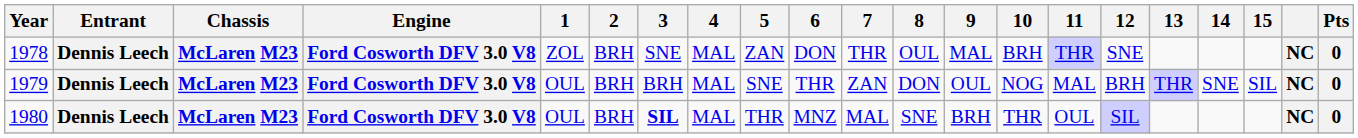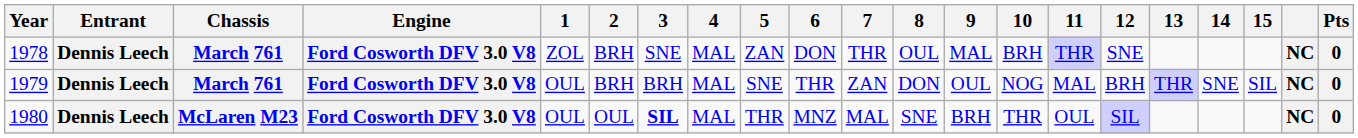(238, 52) McLaren M23 -> (238, 52) March 761
(238, 85) McLaren M23 -> (238, 85) March 761
(614, 117) BRH -> (614, 117) OUL
